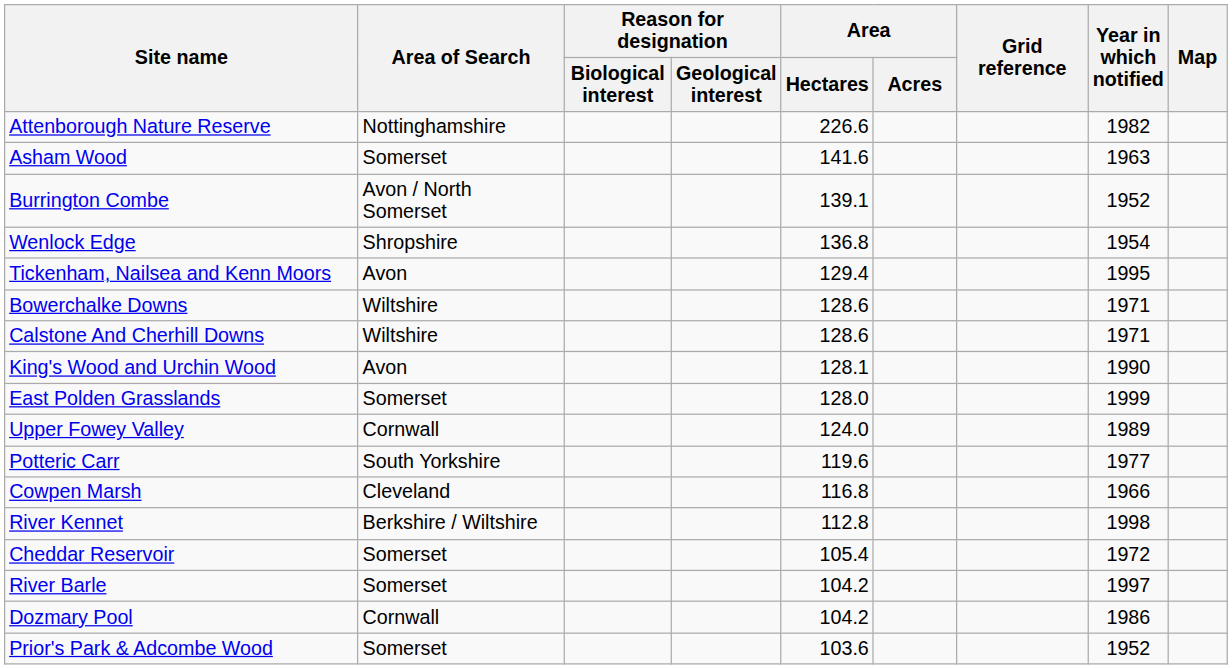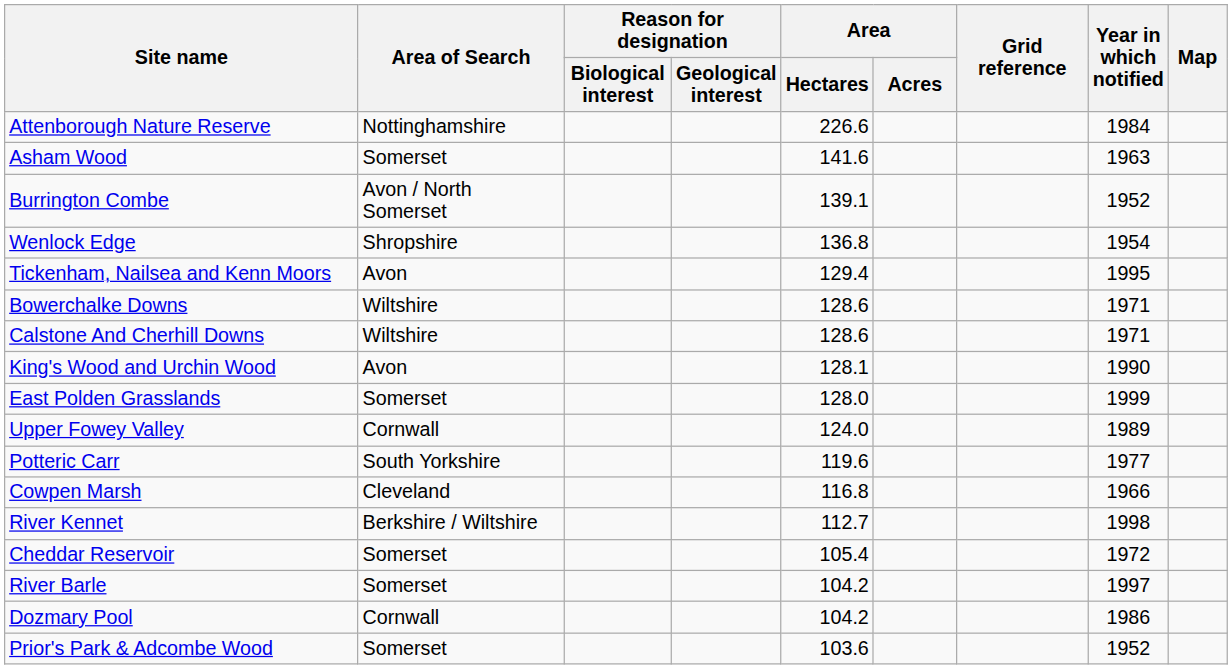(1128, 126) 1982 -> (1128, 126) 1984
(845, 523) 112.8 -> (845, 523) 112.7
